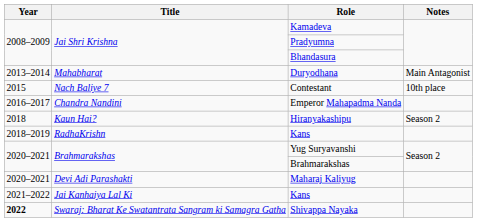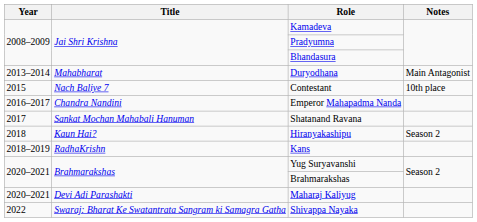+ row: (124, 118)
- row: (93, 194)
(16, 210) bold -> (16, 210) normal
